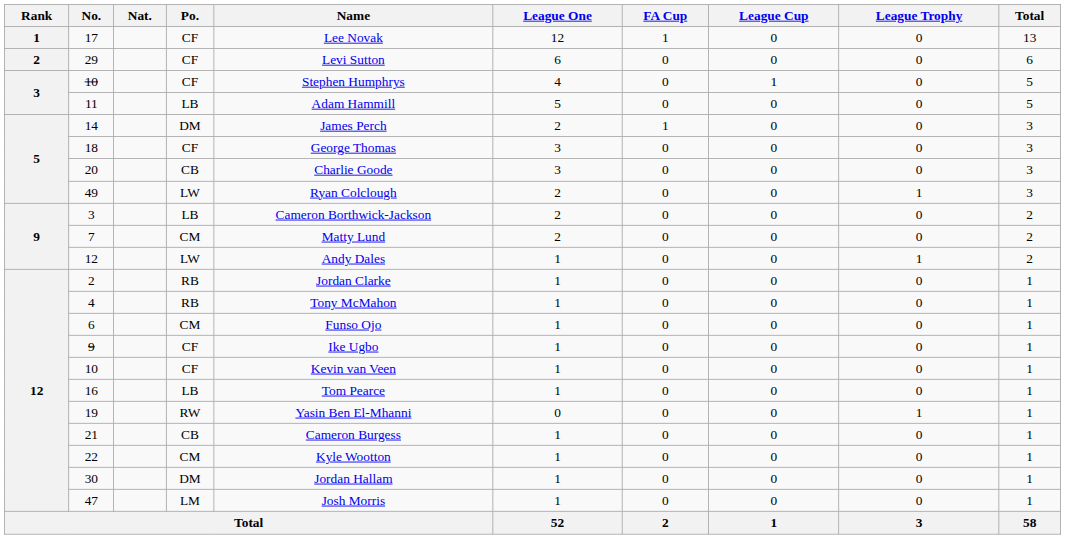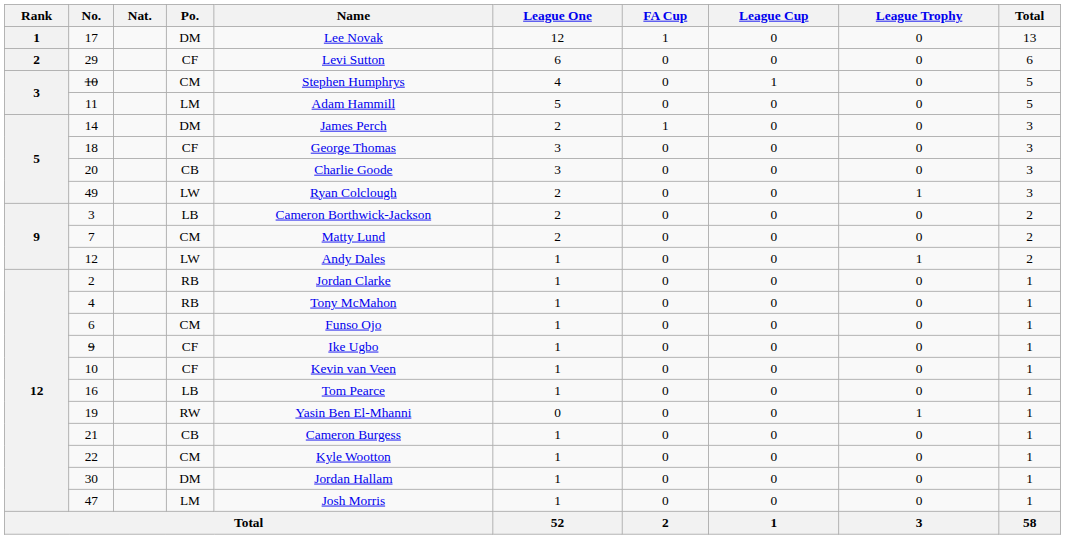(190, 37) CF -> (190, 37) DM
(190, 81) CF -> (190, 81) CM
(190, 103) LB -> (190, 103) LM
